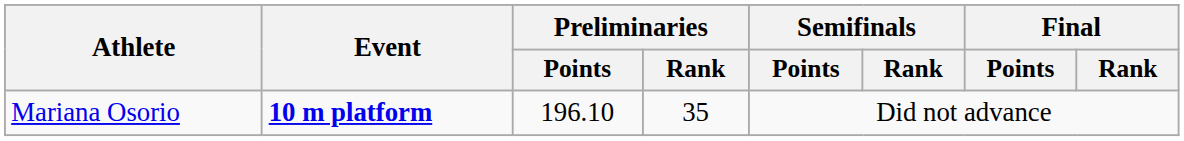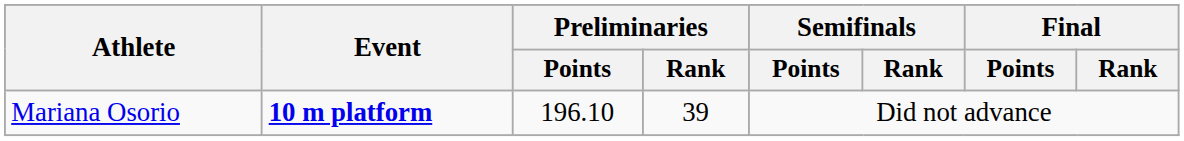(696, 112) 35 -> (696, 112) 39
